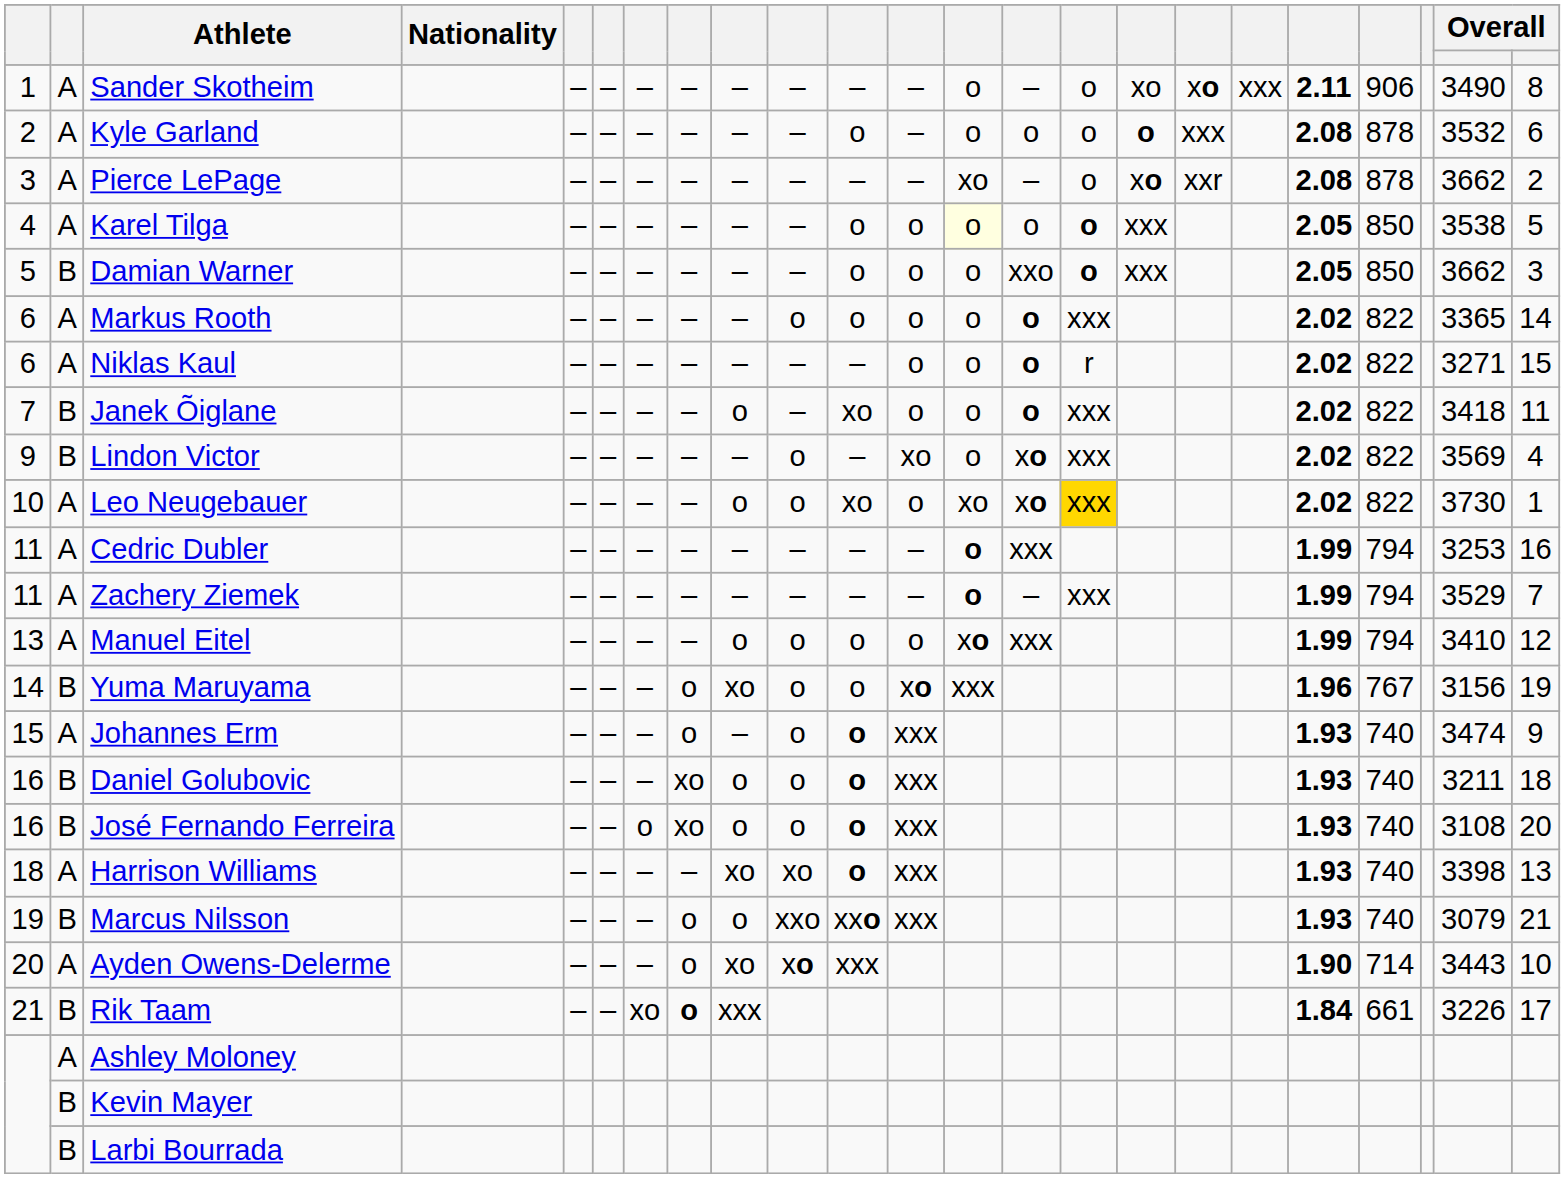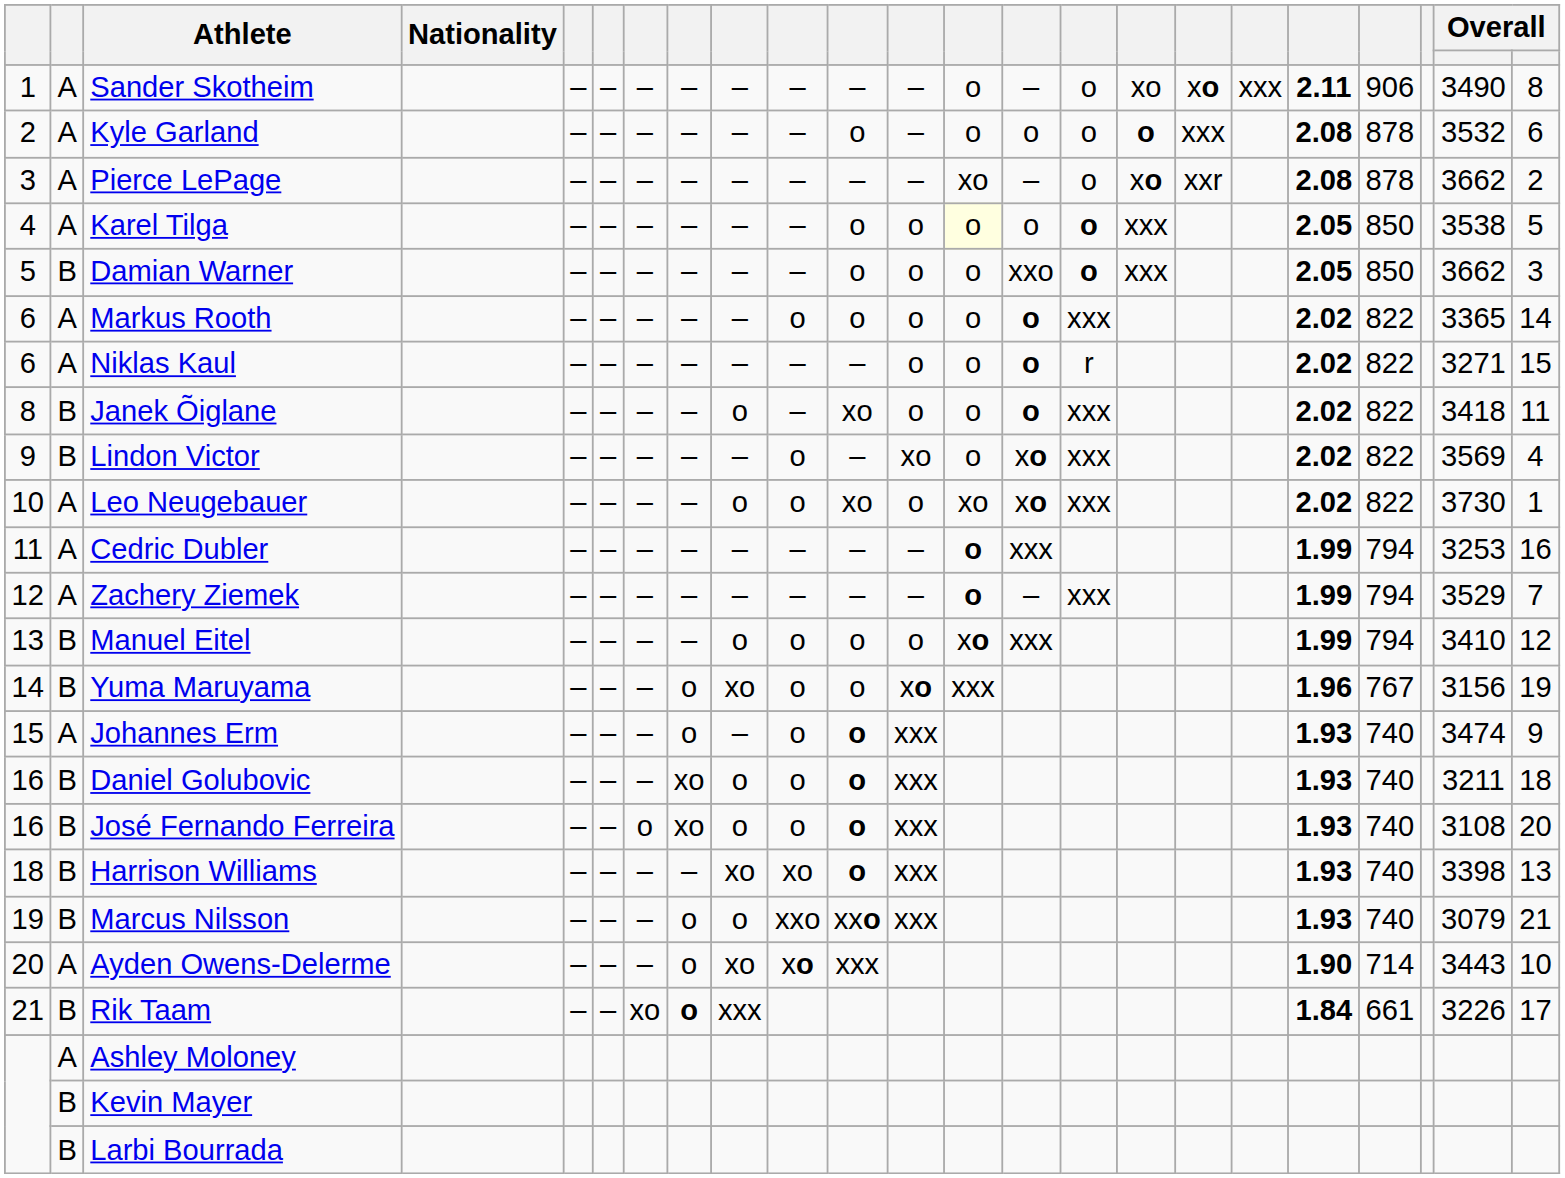(28, 410) 7 -> (28, 410) 8
(1089, 502) gold background -> (1089, 502) no background
(28, 595) 11 -> (28, 595) 12
(67, 641) A -> (67, 641) B
(67, 872) A -> (67, 872) B
